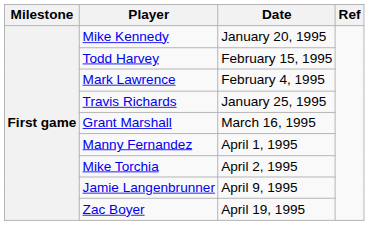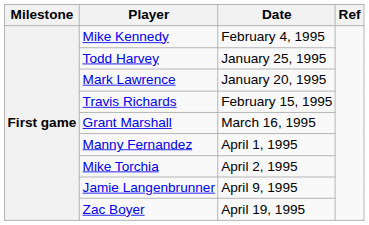(274, 36) January 20, 1995 -> (273, 36) February 4, 1995
(277, 58) February 15, 1995 -> (274, 58) January 25, 1995
(273, 79) February 4, 1995 -> (274, 79) January 20, 1995
(274, 101) January 25, 1995 -> (277, 101) February 15, 1995
